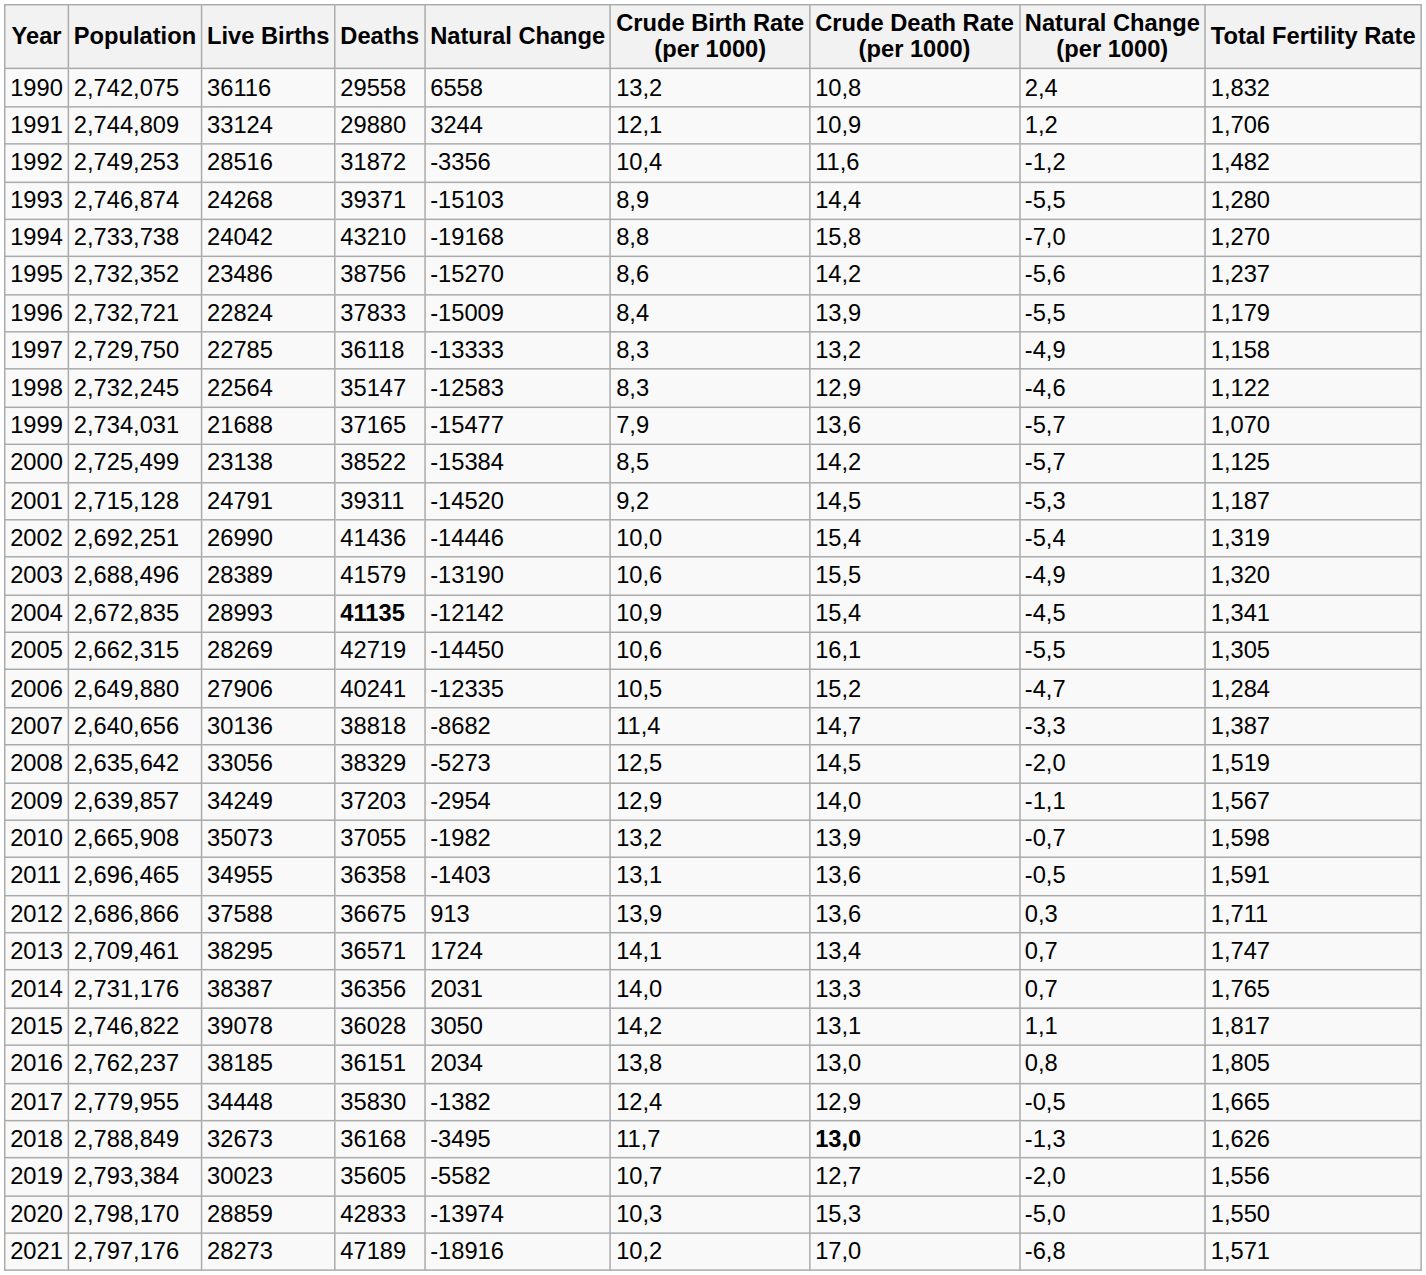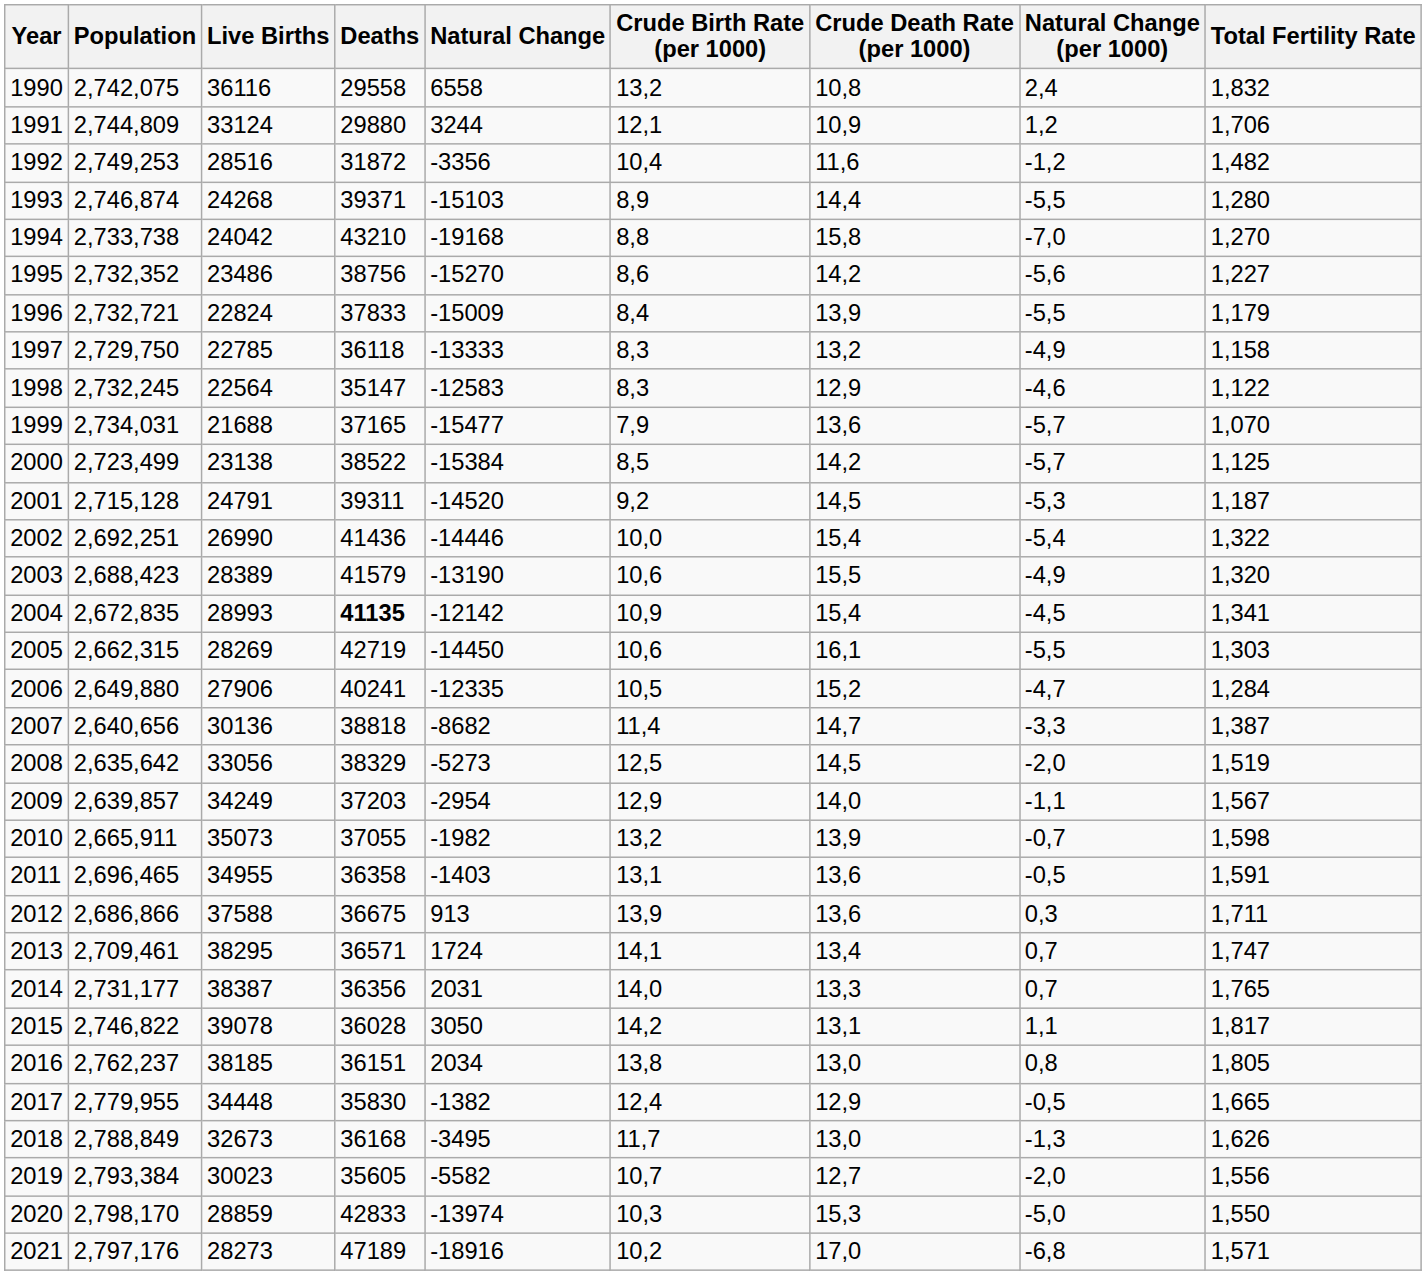(1240, 275) 1,237 -> (1240, 275) 1,227
(126, 463) 2,725,499 -> (126, 463) 2,723,499
(1240, 538) 1,319 -> (1240, 538) 1,322
(126, 575) 2,688,496 -> (126, 575) 2,688,423
(1240, 650) 1,305 -> (1240, 650) 1,303
(126, 838) 2,665,908 -> (126, 838) 2,665,911
(126, 988) 2,731,176 -> (126, 988) 2,731,177
(838, 1139) bold -> (838, 1139) normal
